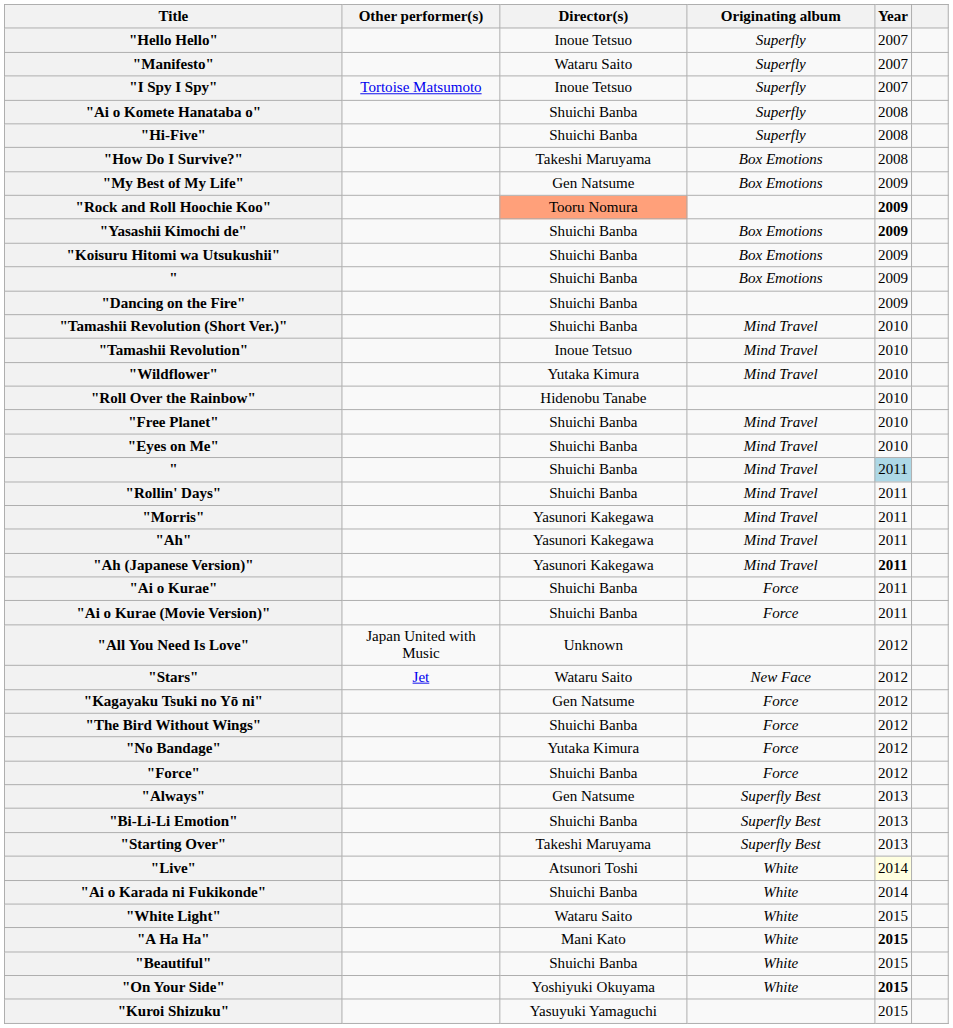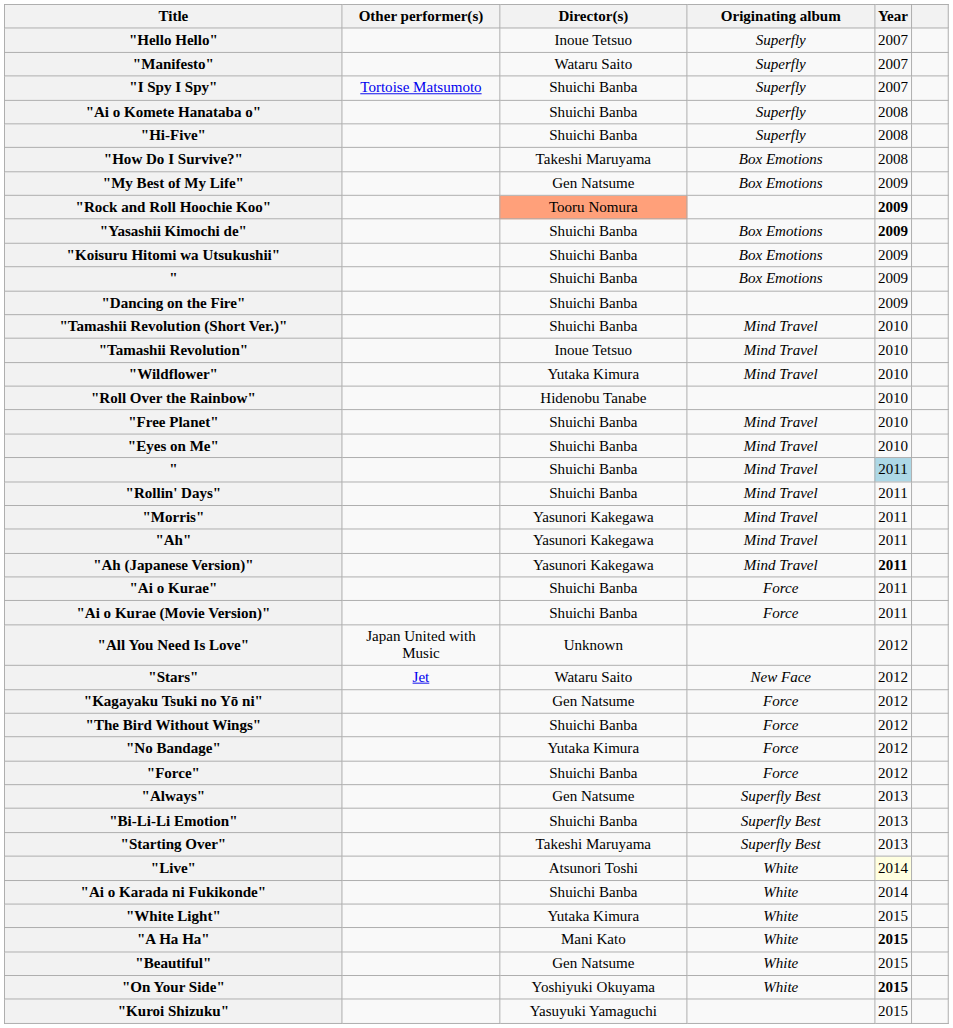(593, 87) Inoue Tetsuo -> (593, 87) Shuichi Banba
(593, 915) Wataru Saito -> (593, 915) Yutaka Kimura
(593, 963) Shuichi Banba -> (593, 963) Gen Natsume
